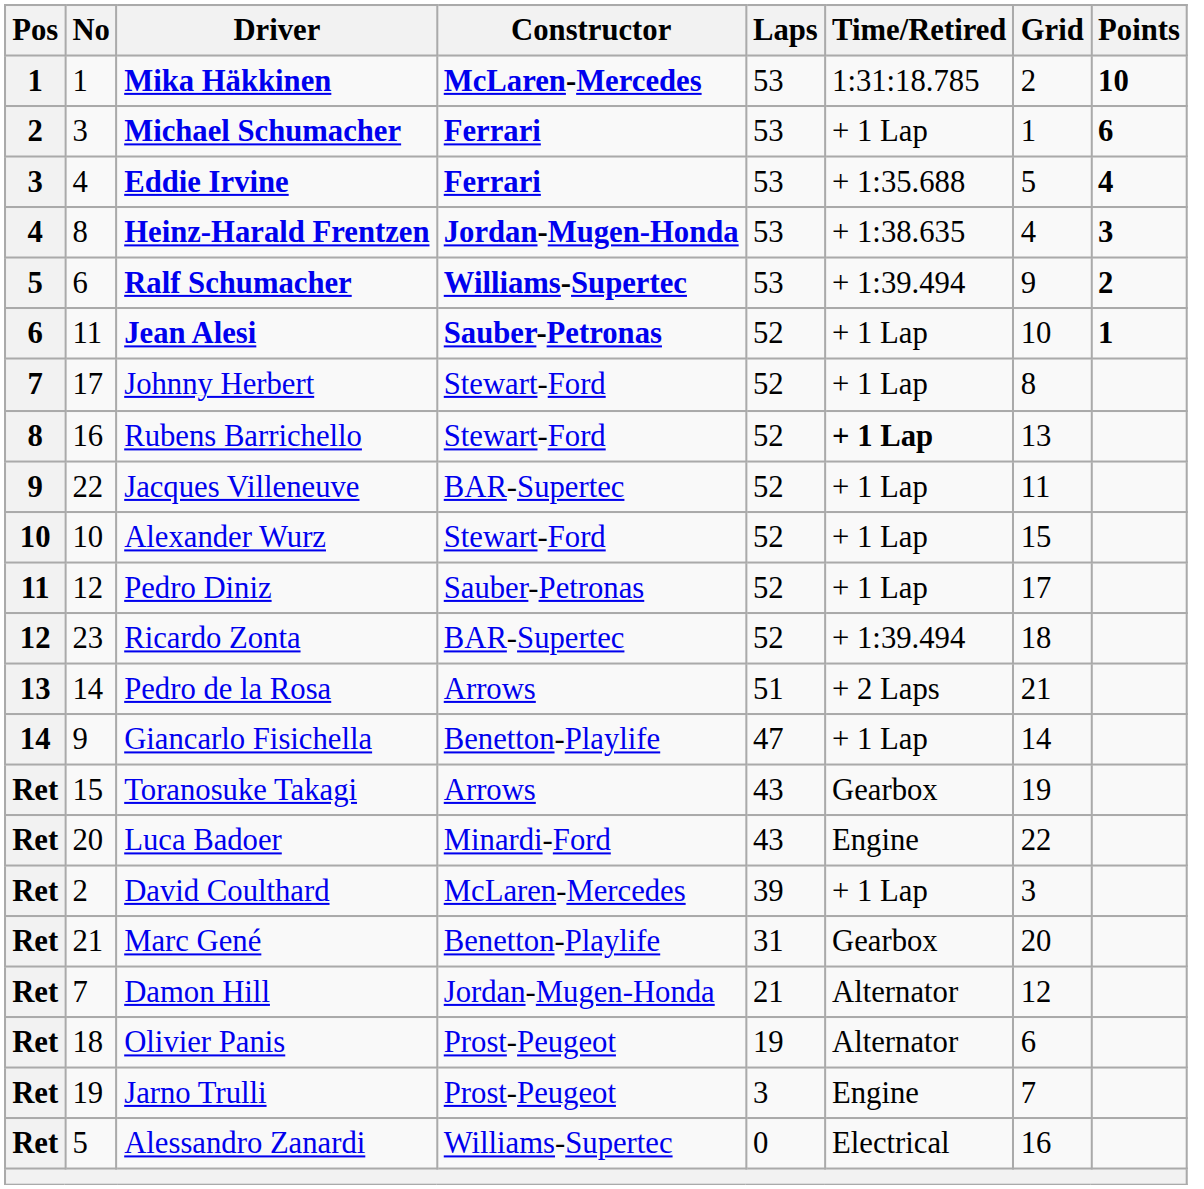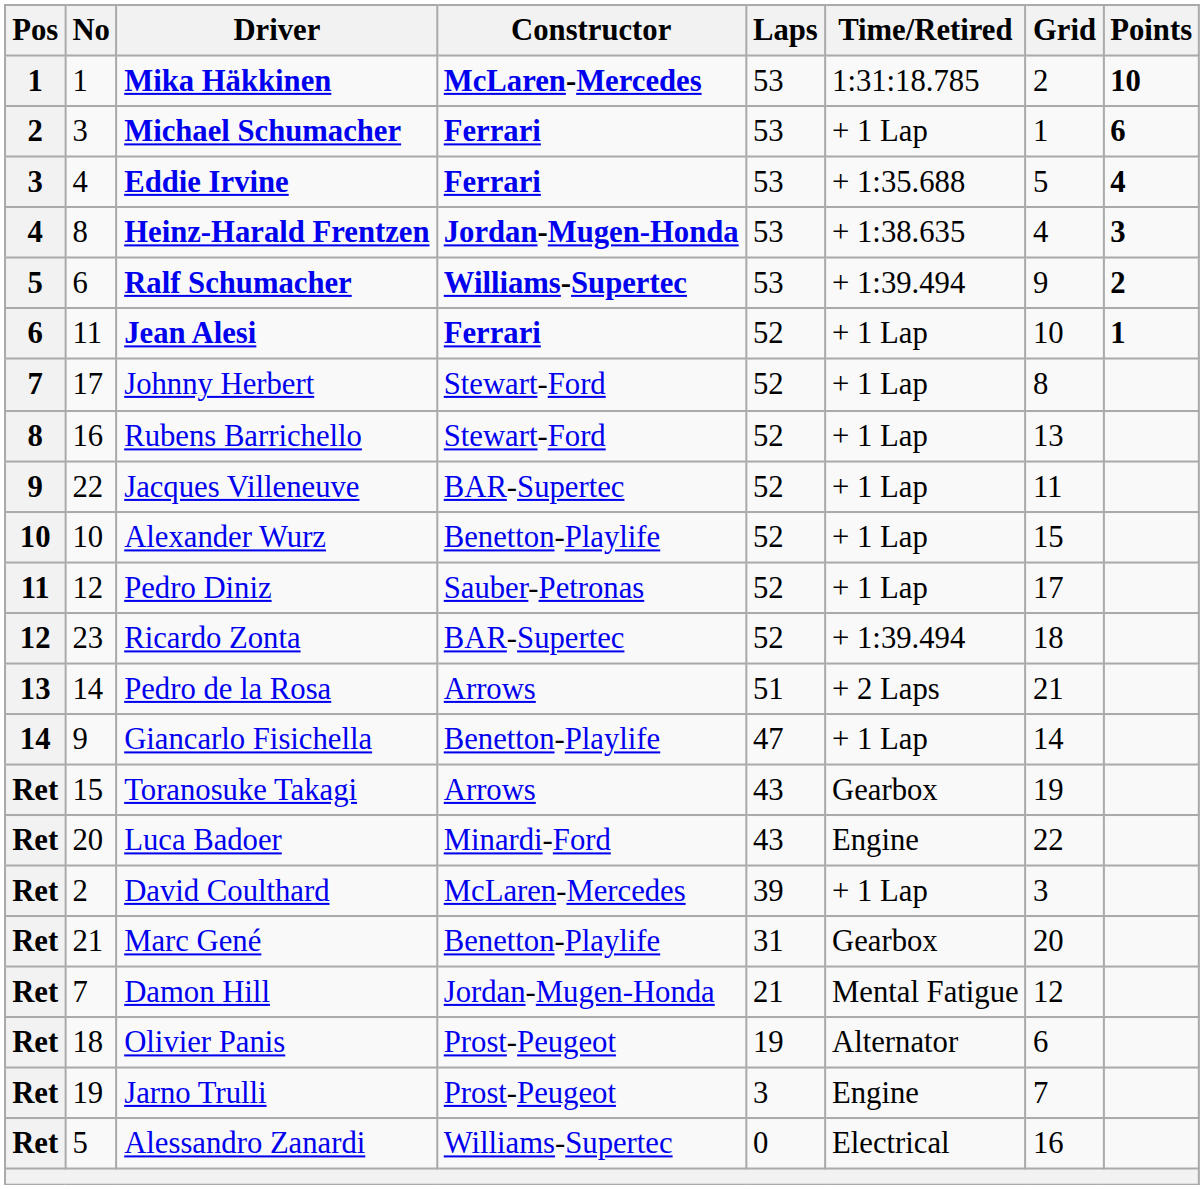(553, 333) Sauber-Petronas -> (492, 333) Ferrari
(883, 435) bold -> (880, 435) normal
(525, 536) Stewart-Ford -> (552, 536) Benetton-Playlife
(895, 991) Alternator -> (925, 991) Mental Fatigue
